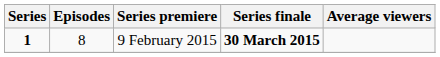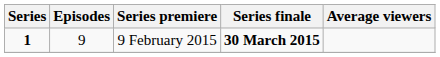(82, 40) 8 -> (82, 40) 9
